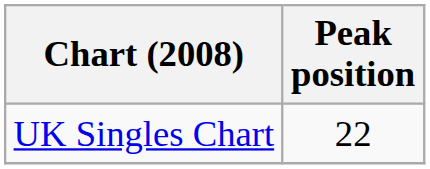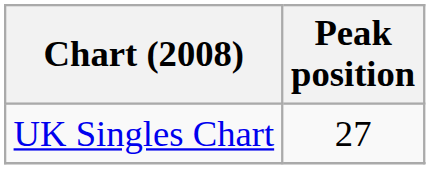(353, 132) 22 -> (353, 132) 27
